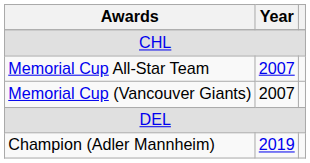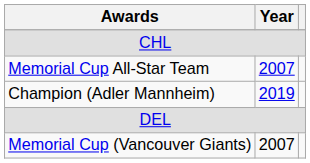rows swapped: (130, 94) <-> (112, 145)
